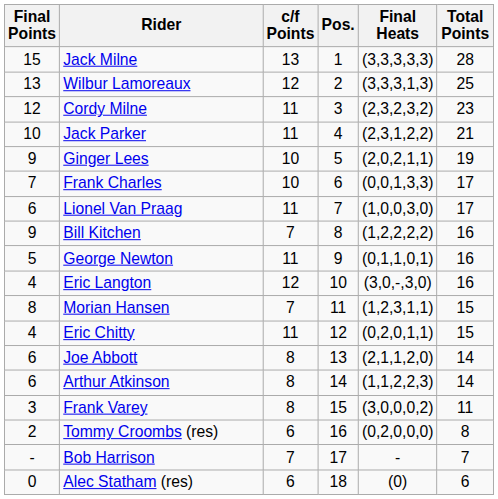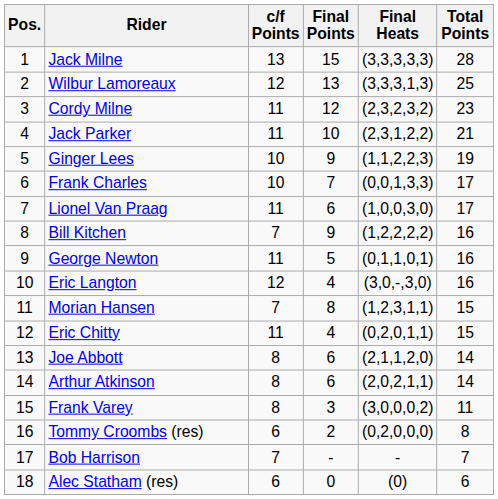columns swapped: (338, 25) <-> (32, 25)
(398, 158) (2,0,2,1,1) -> (398, 158) (1,1,2,2,3)
(398, 382) (1,1,2,2,3) -> (398, 382) (2,0,2,1,1)
